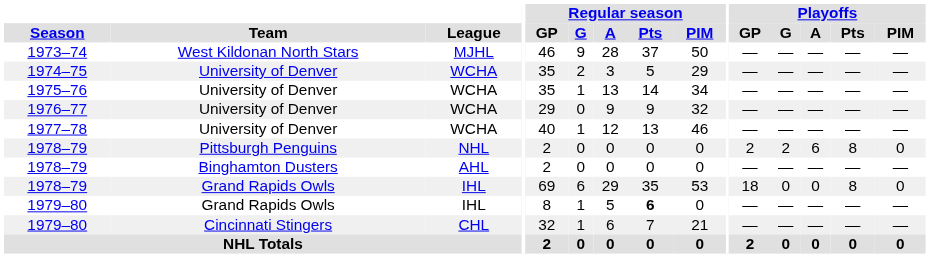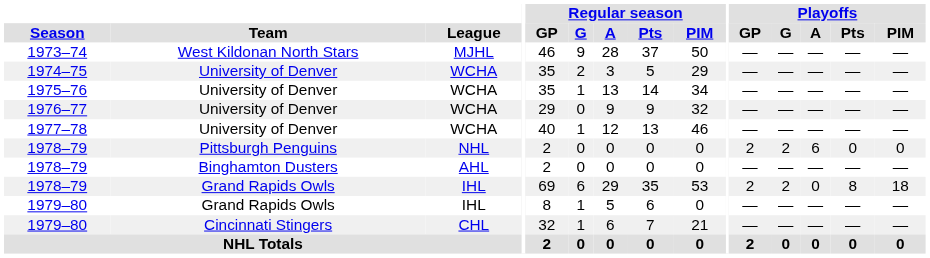(853, 148) 8 -> (853, 148) 0
(750, 186) 18 -> (750, 186) 2
(786, 186) 0 -> (786, 186) 2
(900, 186) 0 -> (900, 186) 18
(650, 205) bold -> (650, 205) normal
